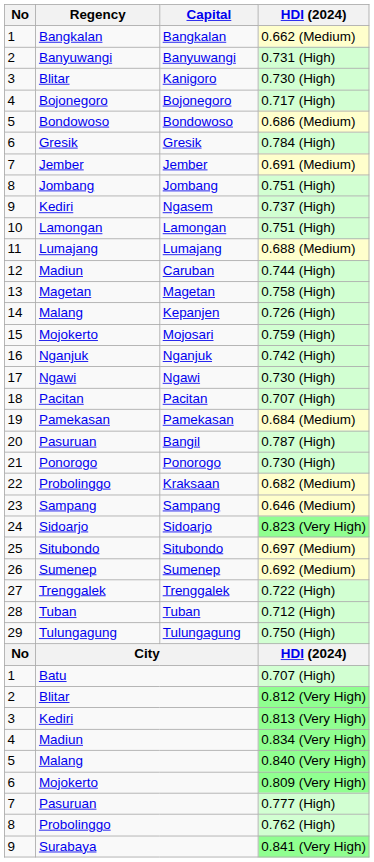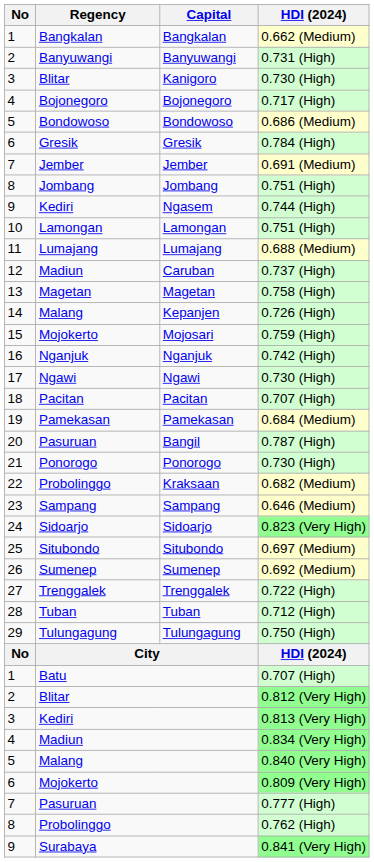(298, 206) 0.737 (High) -> (298, 206) 0.744 (High)
(298, 270) 0.744 (High) -> (298, 270) 0.737 (High)
